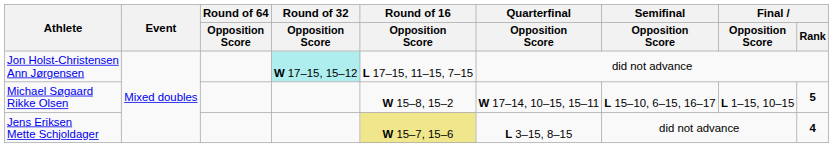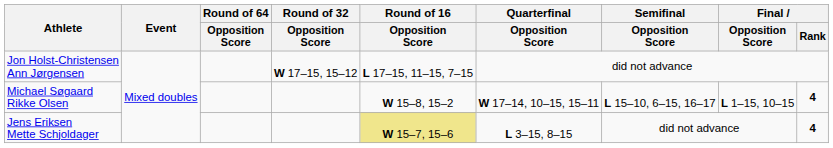(316, 73) paleturquoise background -> (316, 73) no background
(813, 97) 5 -> (813, 97) 4
